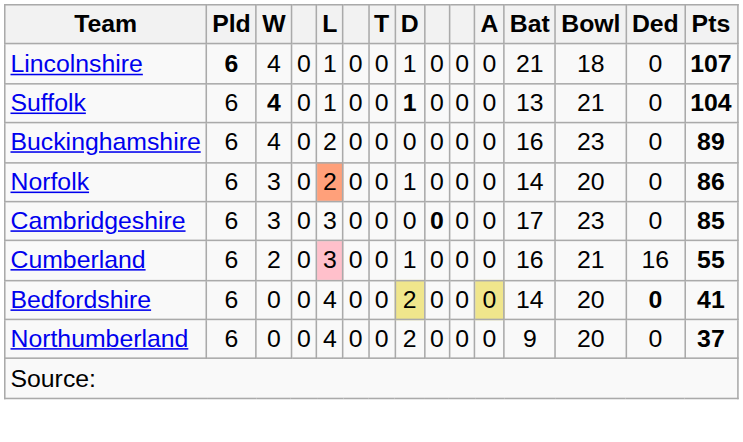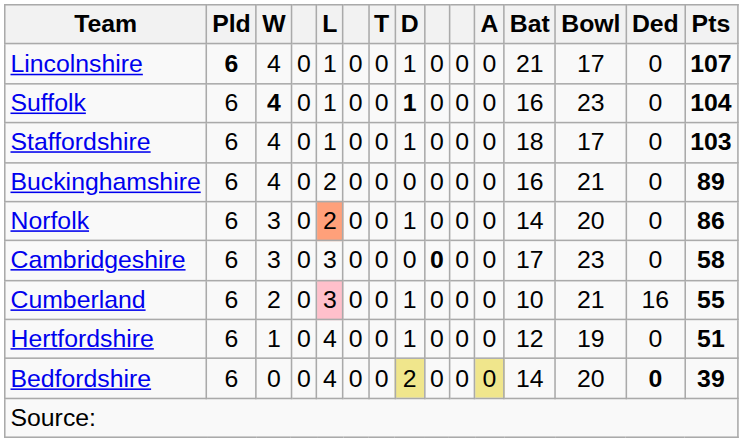(591, 63) 18 -> (591, 63) 17
(530, 102) 13 -> (530, 102) 16
(591, 102) 21 -> (591, 102) 23
+ row: (81, 142)
(591, 142) 23 -> (591, 181) 21
(711, 220) 85 -> (711, 260) 58
(530, 260) 16 -> (530, 299) 10
+ row: (82, 338)
(711, 299) 41 -> (711, 378) 39
- row: (99, 338)
